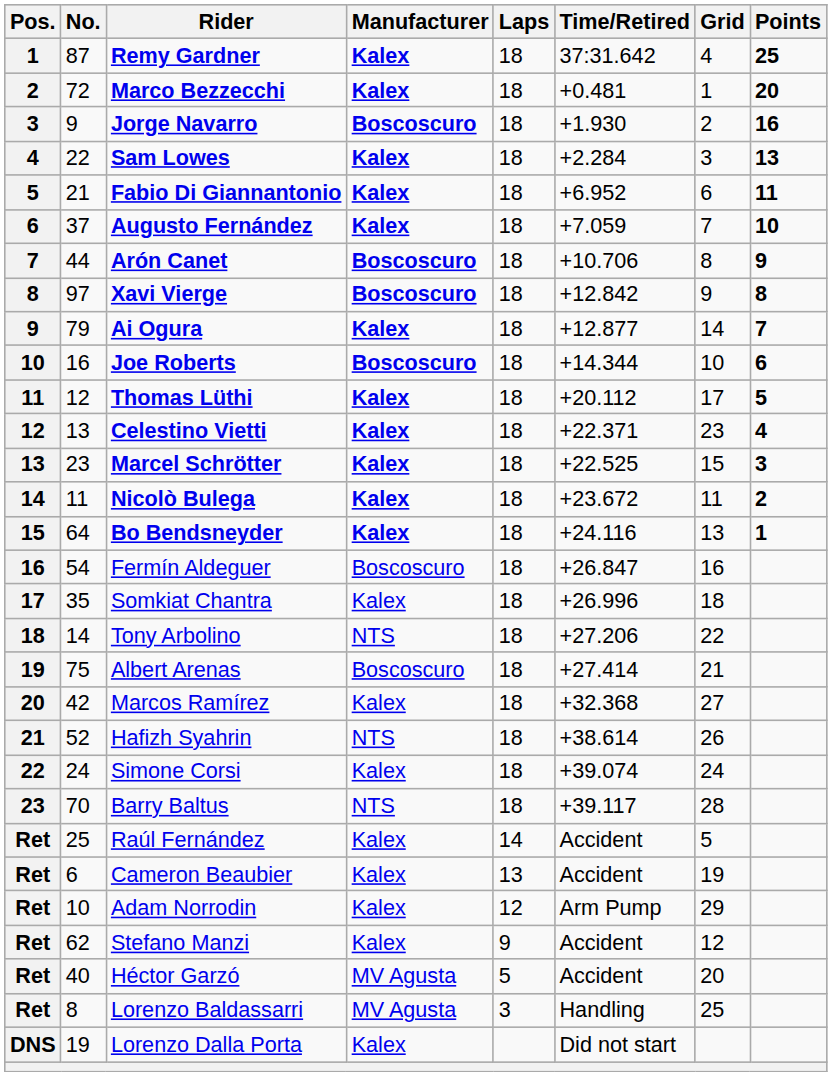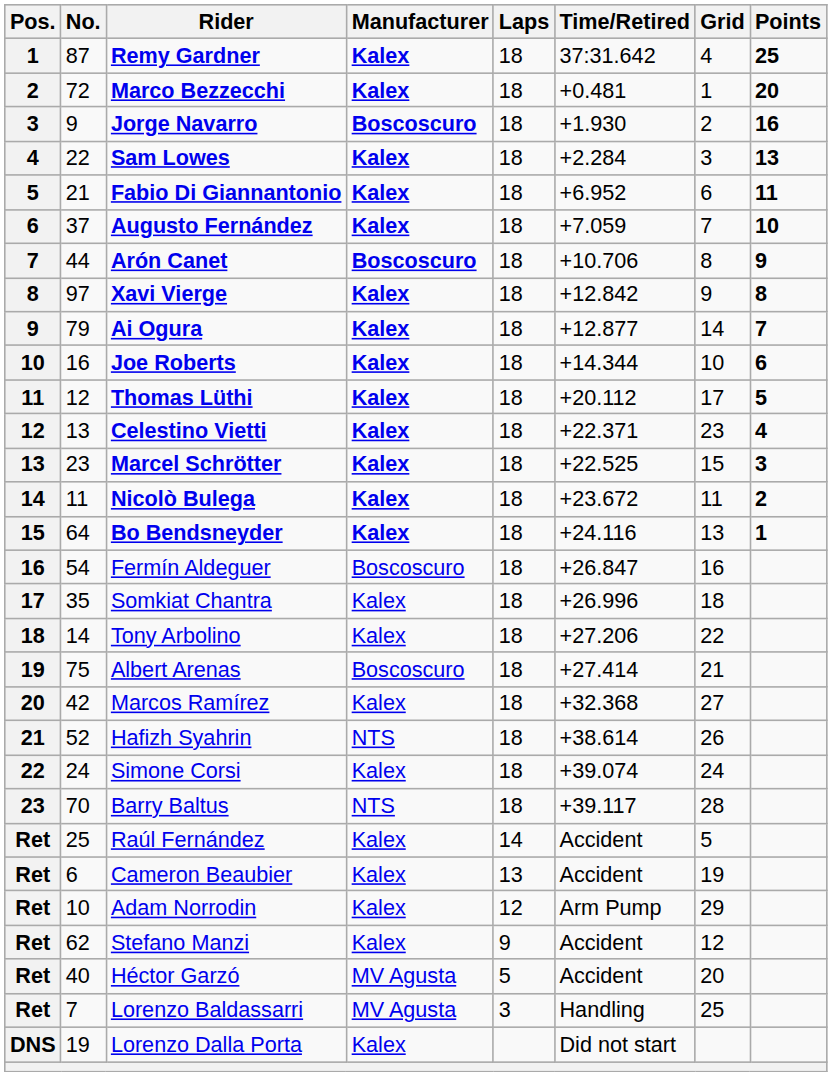(414, 294) Boscoscuro -> (381, 294) Kalex
(414, 362) Boscoscuro -> (381, 362) Kalex
(373, 635) NTS -> (379, 635) Kalex
(72, 1010) 8 -> (72, 1010) 7
